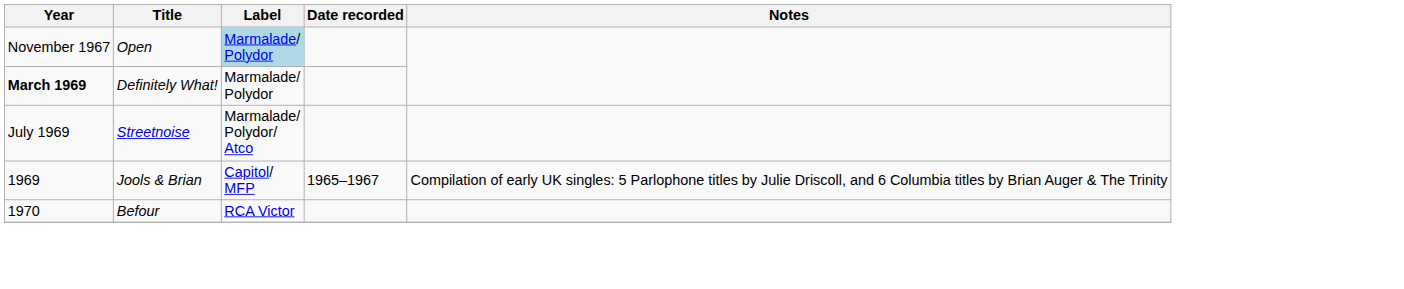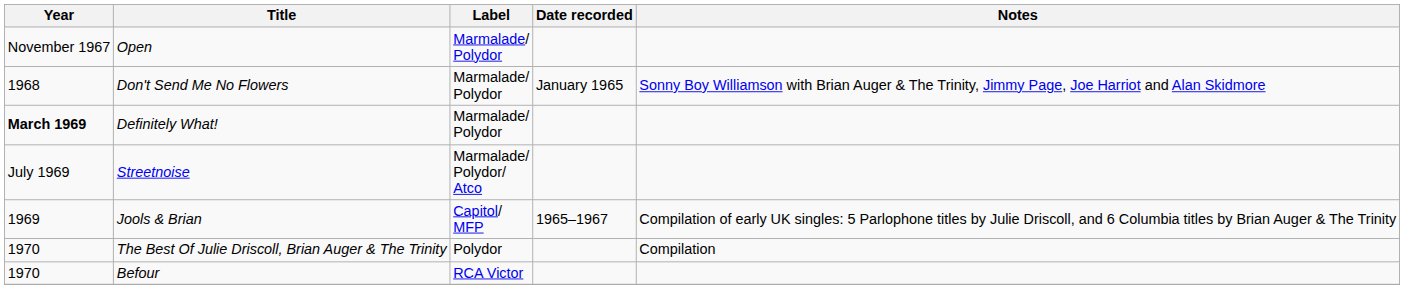(262, 46) lightblue background -> (491, 46) no background
+ row: (203, 85)
+ row: (282, 250)
